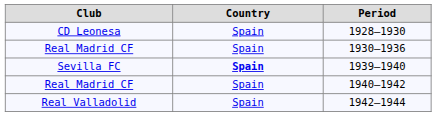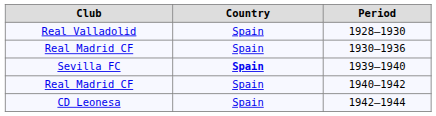(89, 31) CD Leonesa -> (89, 31) Real Valladolid
(89, 103) Real Valladolid -> (89, 103) CD Leonesa
